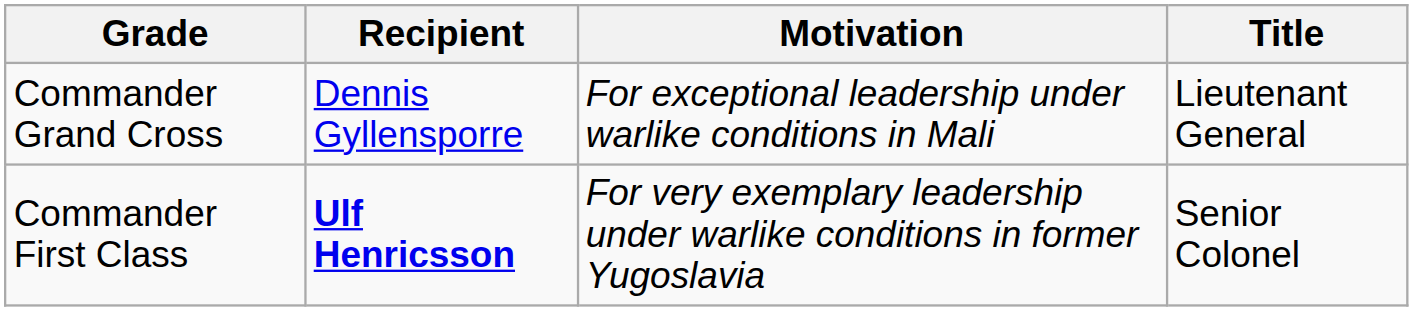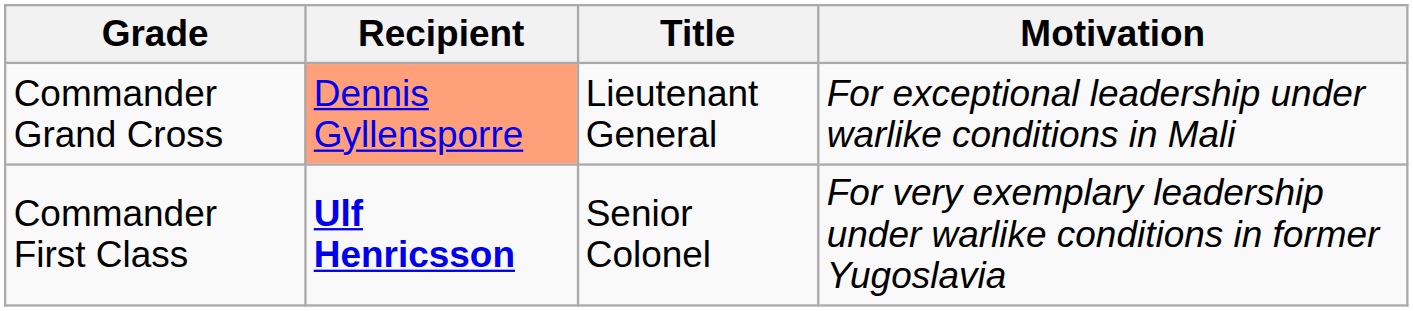columns swapped: (1287, 33) <-> (872, 33)
(418, 113) no background -> (418, 113) lightsalmon background
